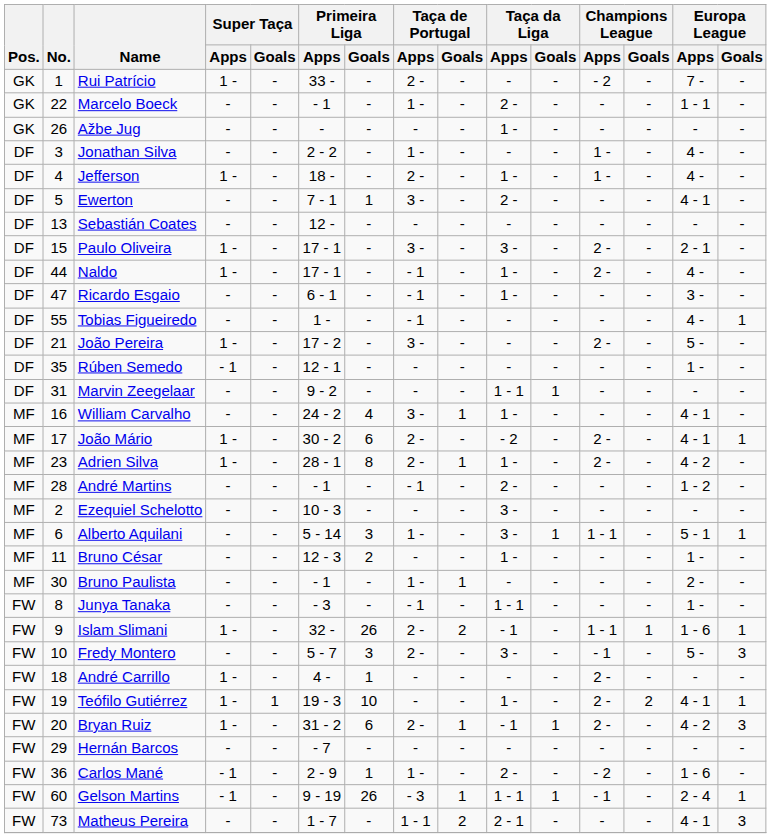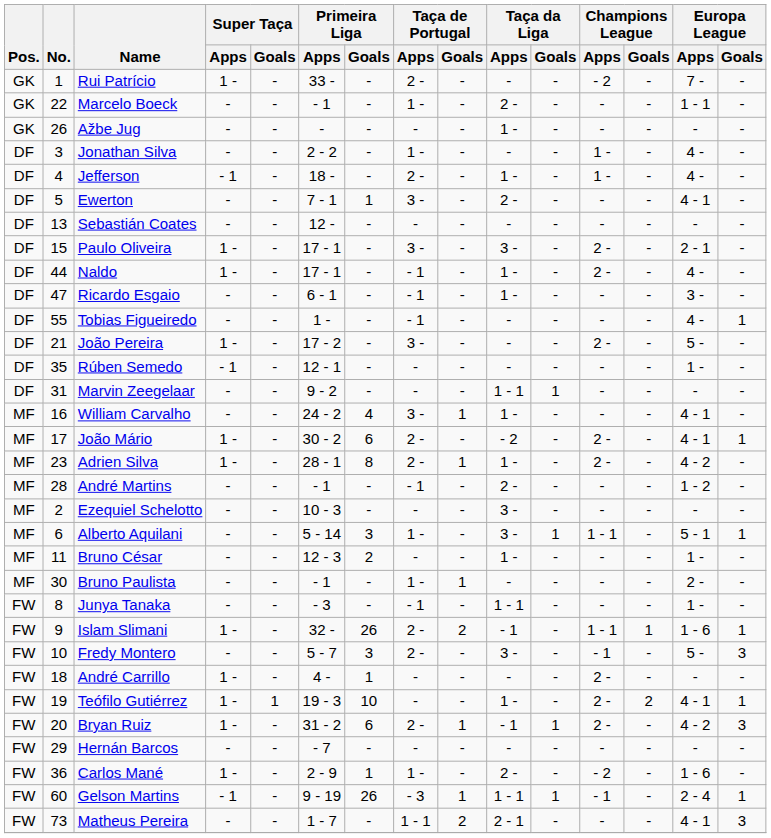(228, 176) 1 - -> (228, 176) - 1
(228, 772) - 1 -> (228, 772) 1 -
